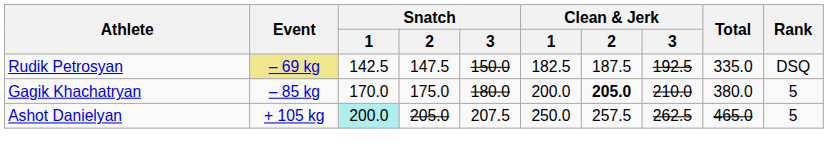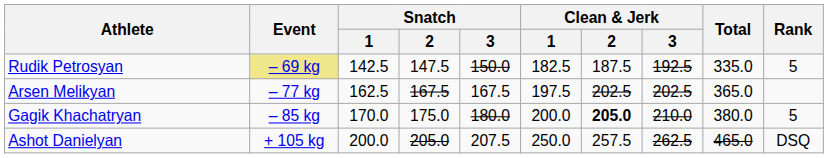(793, 67) DSQ -> (793, 67) 5
+ row: (62, 91)
(369, 116) paleturquoise background -> (369, 141) no background
(793, 116) 5 -> (793, 141) DSQ
